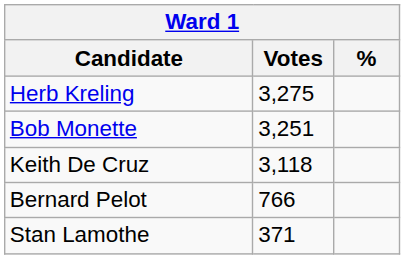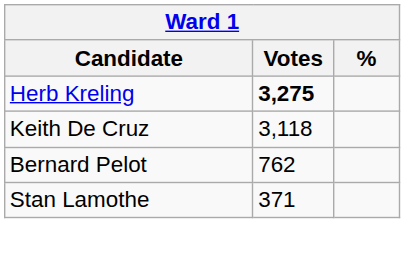(286, 93) normal -> (286, 93) bold
- row: (73, 128)
(277, 199) 766 -> (277, 164) 762
